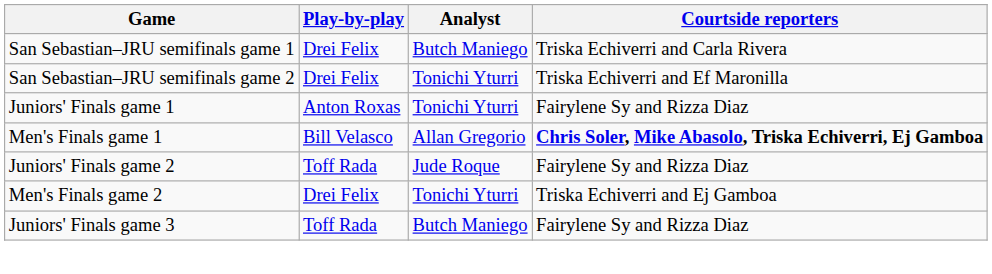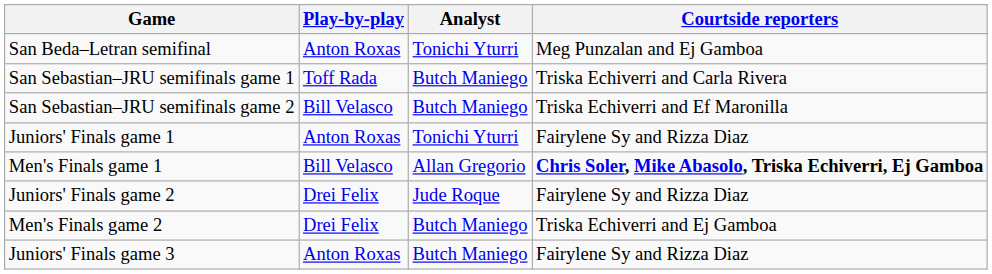+ row: (110, 48)
(341, 48) Drei Felix -> (340, 78) Toff Rada
(341, 78) Drei Felix -> (348, 107) Bill Velasco
(465, 78) Tonichi Yturri -> (470, 107) Butch Maniego
(340, 166) Toff Rada -> (341, 195) Drei Felix
(465, 195) Tonichi Yturri -> (470, 225) Butch Maniego
(340, 225) Toff Rada -> (352, 254) Anton Roxas
